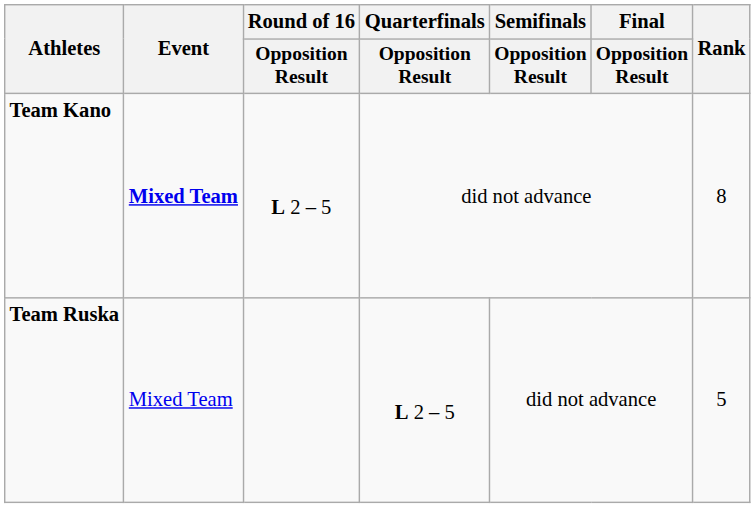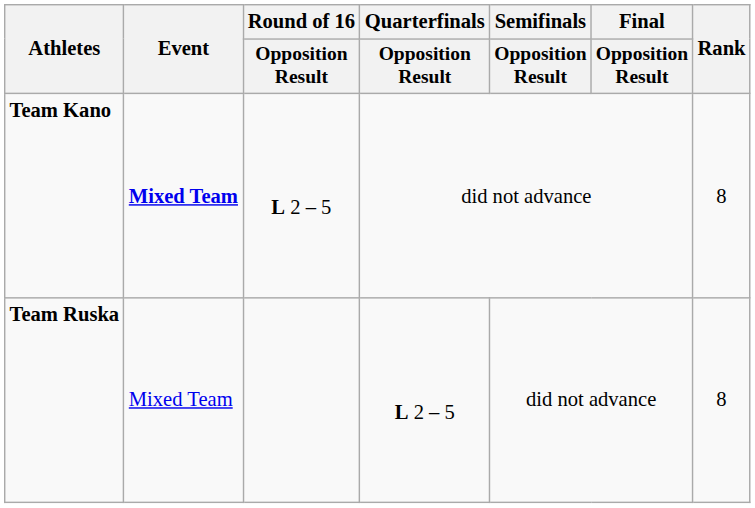(722, 400) 5 -> (722, 400) 8
